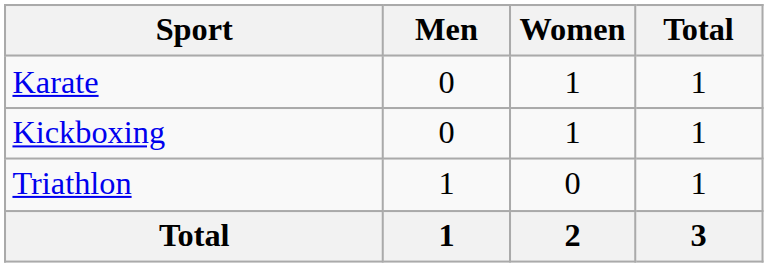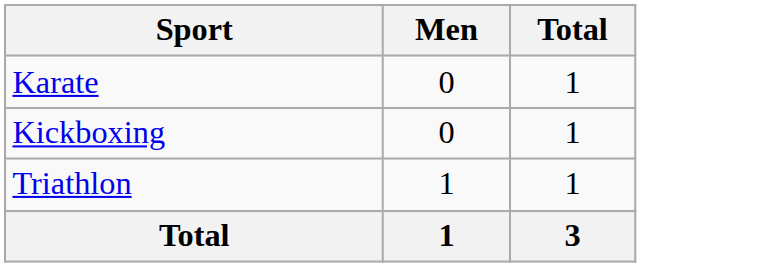- column: (572, 30)
